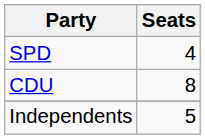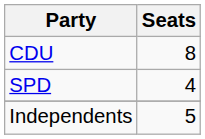rows swapped: (31, 85) <-> (30, 52)
